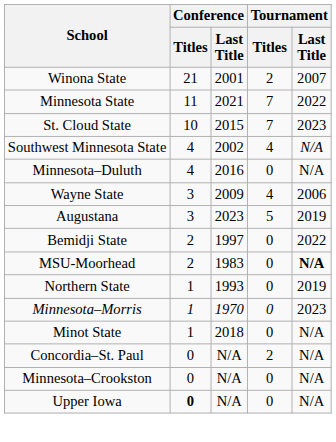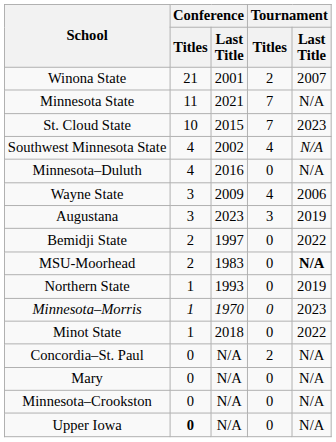(312, 101) 2022 -> (312, 101) N/A
(270, 217) 5 -> (270, 217) 3
(312, 332) N/A -> (312, 332) 2022
+ row: (87, 378)
